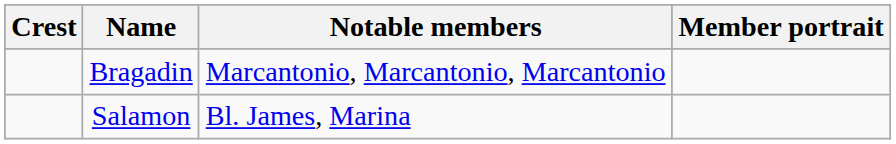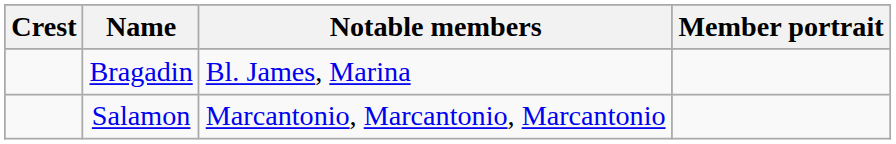(436, 71) Marcantonio, Marcantonio, Marcantonio -> (308, 71) Bl. James, Marina
(308, 116) Bl. James, Marina -> (436, 116) Marcantonio, Marcantonio, Marcantonio
